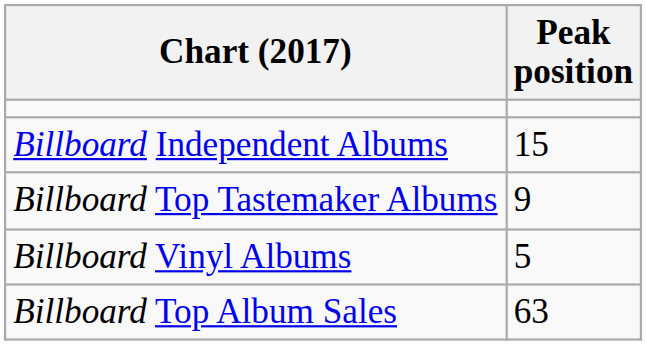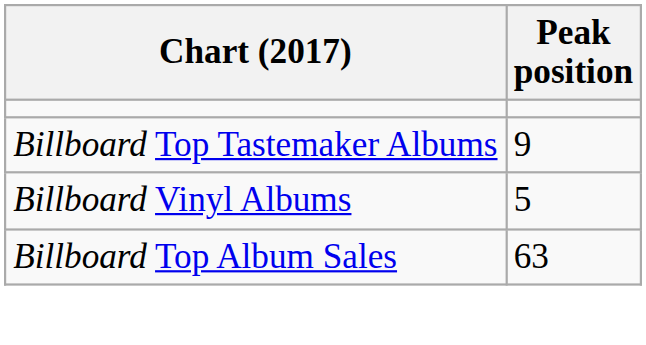- row: (231, 144)
